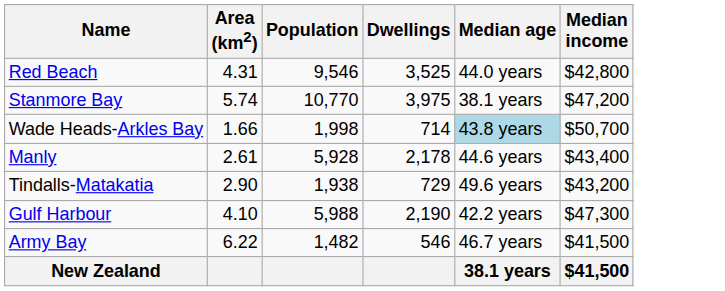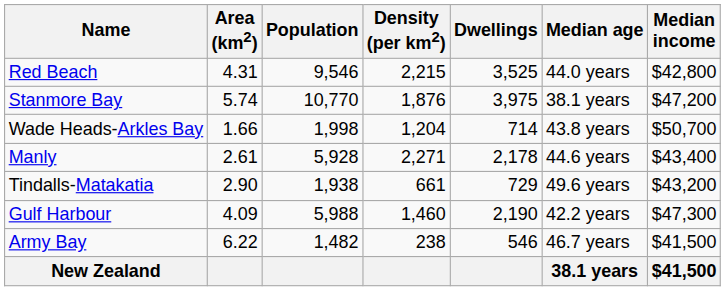+ column: (406, 31)
(500, 128) lightblue background -> (588, 128) no background
(240, 214) 4.10 -> (240, 214) 4.09
